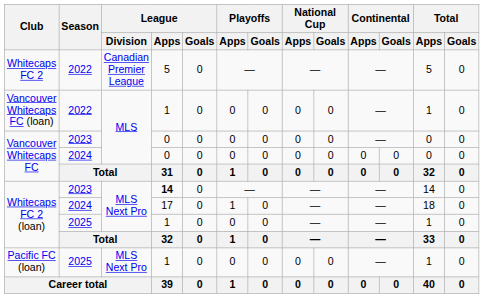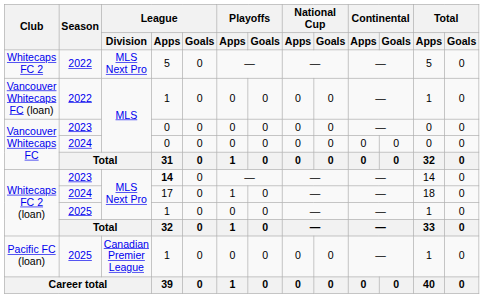(126, 70) Canadian Premier League -> (126, 64) MLS Next Pro
(126, 262) MLS Next Pro -> (126, 256) Canadian Premier League
